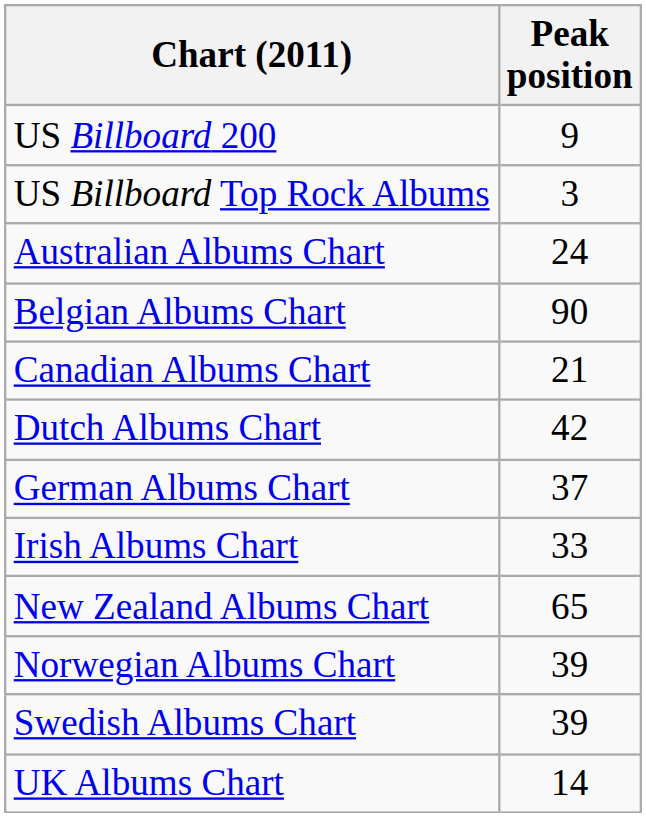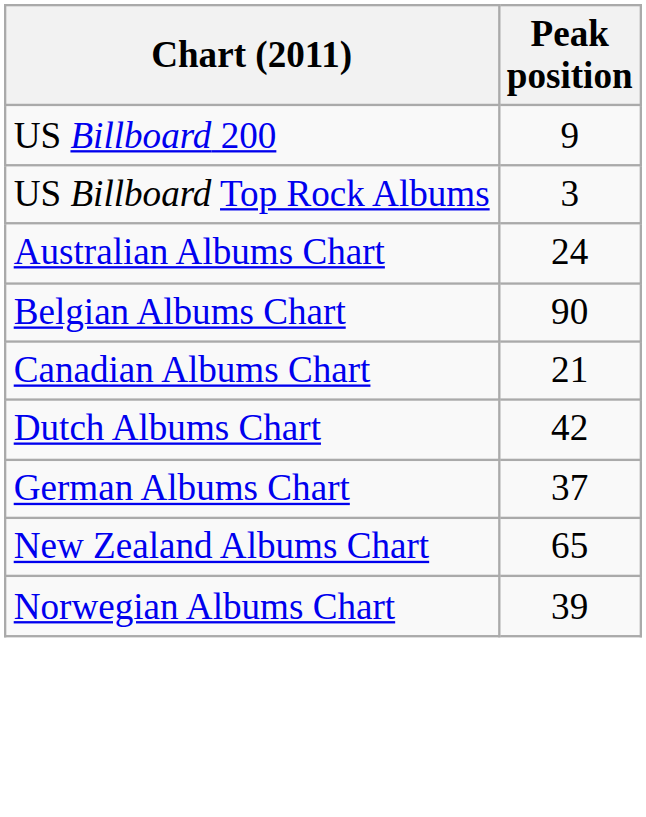- row: (156, 546)
- row: (185, 723)
- row: (149, 782)
